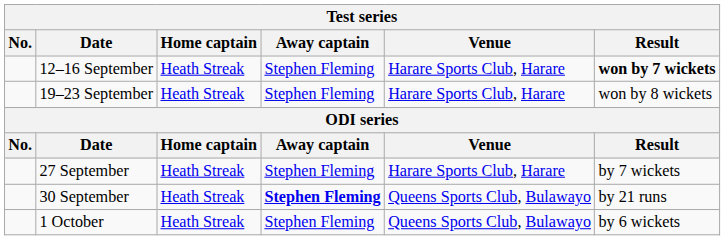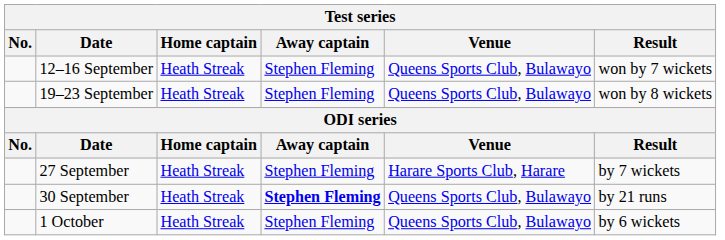(477, 68) Harare Sports Club, Harare -> (490, 68) Queens Sports Club, Bulawayo
(657, 68) bold -> (655, 68) normal
(477, 94) Harare Sports Club, Harare -> (490, 94) Queens Sports Club, Bulawayo
